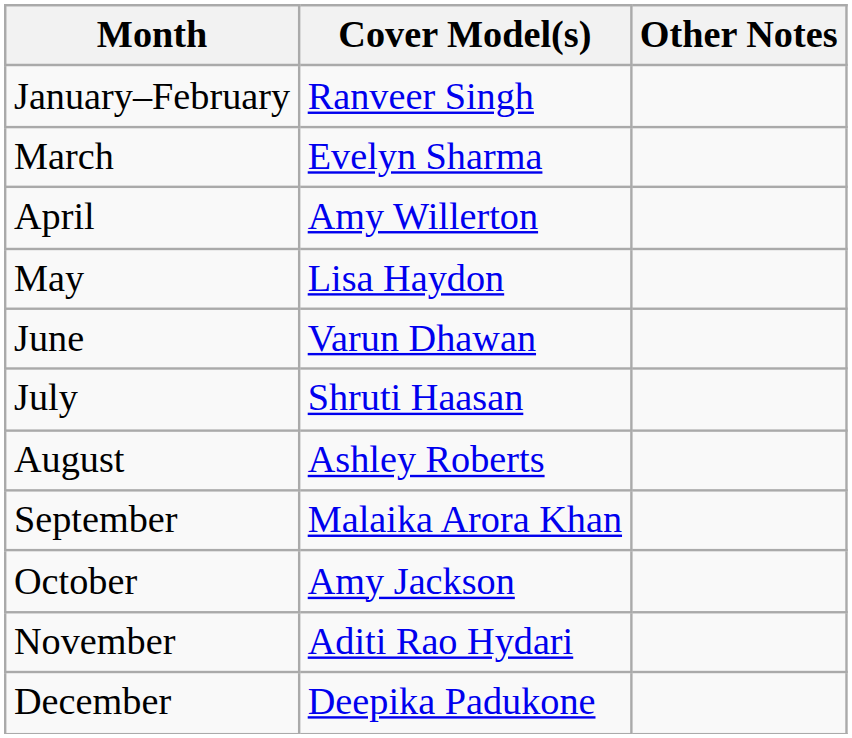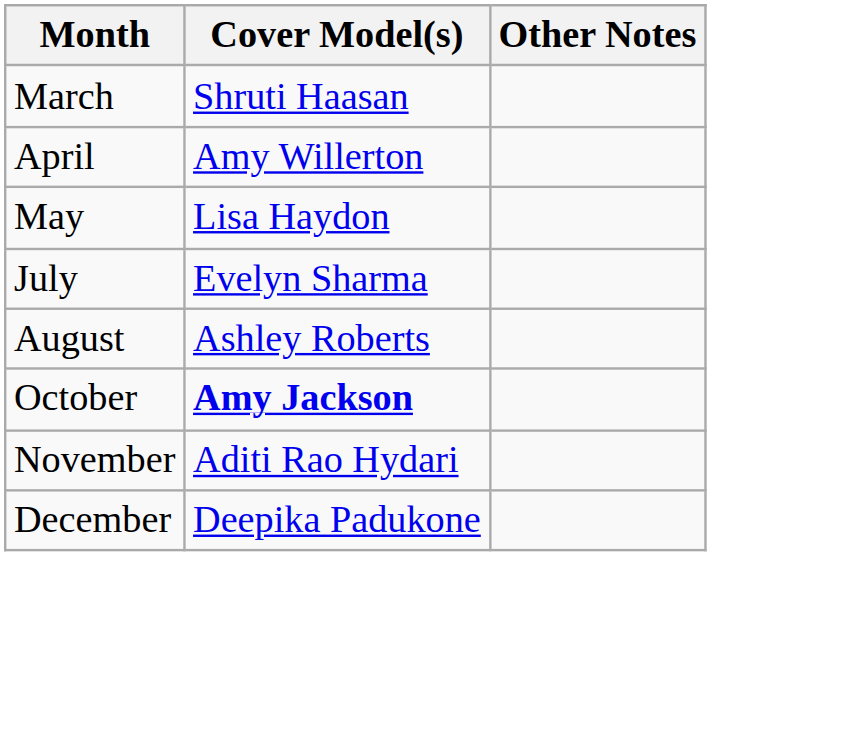- row: (152, 95)
(425, 156) Evelyn Sharma -> (301, 95) Shruti Haasan
- row: (49, 338)
(416, 398) Shruti Haasan -> (310, 277) Evelyn Sharma
- row: (96, 519)
(411, 580) normal -> (303, 398) bold
